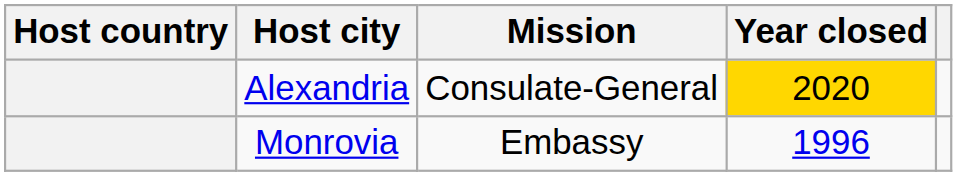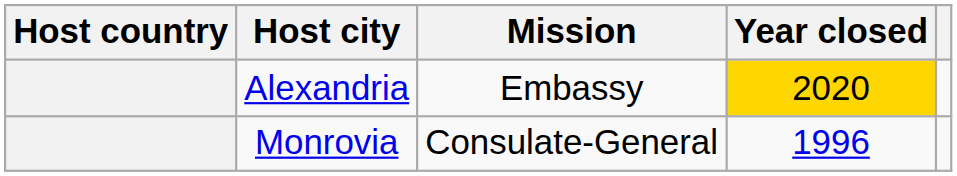(572, 87) Consulate-General -> (572, 87) Embassy
(572, 142) Embassy -> (572, 142) Consulate-General
